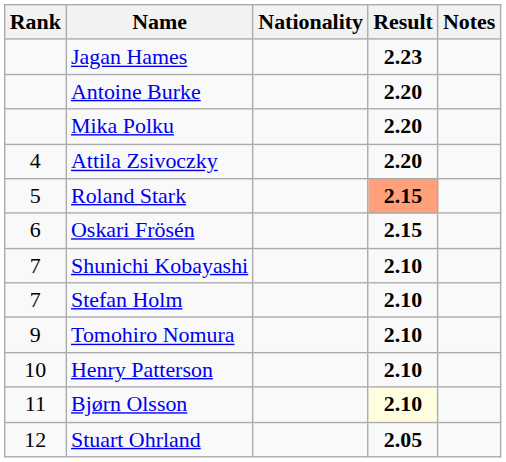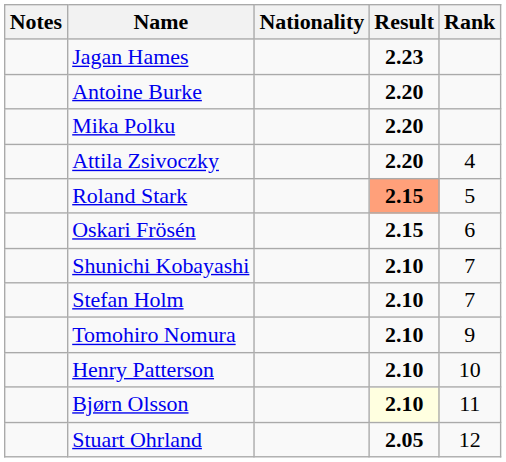columns swapped: (35, 21) <-> (469, 21)
